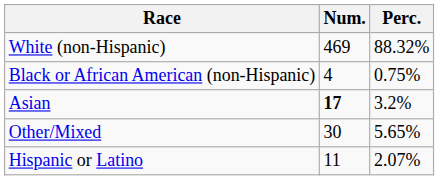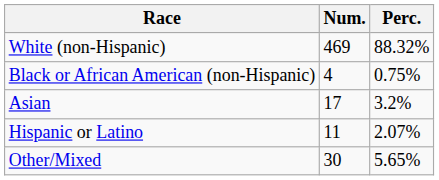(332, 103) bold -> (332, 103) normal
rows swapped: (55, 132) <-> (76, 160)
